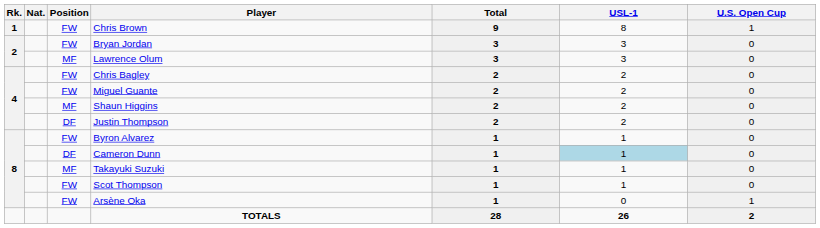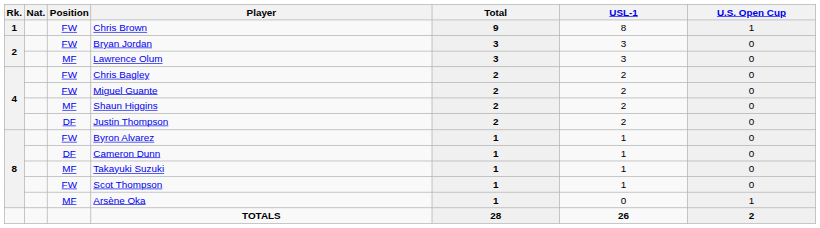(624, 153) lightblue background -> (624, 153) no background
(69, 200) FW -> (69, 200) MF
